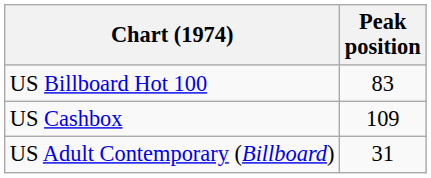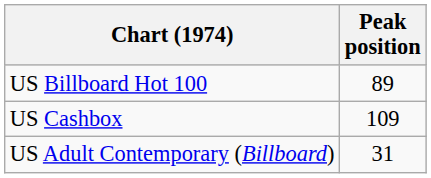(383, 82) 83 -> (383, 82) 89
